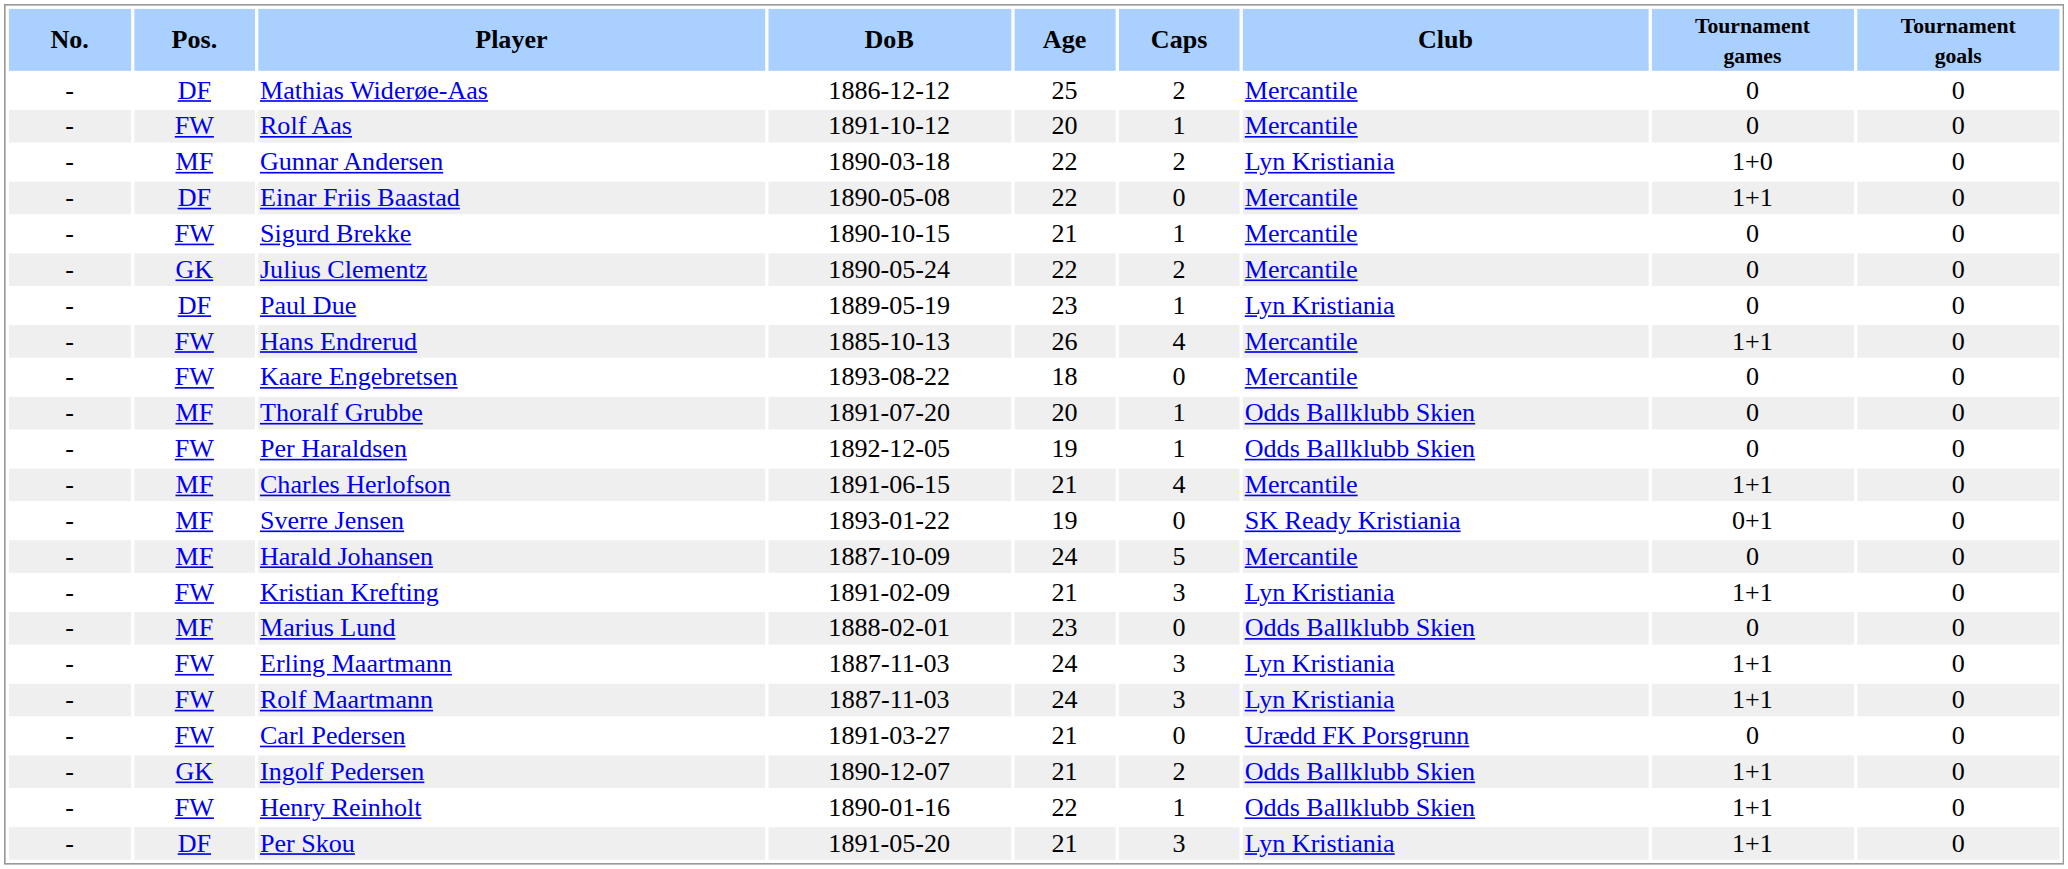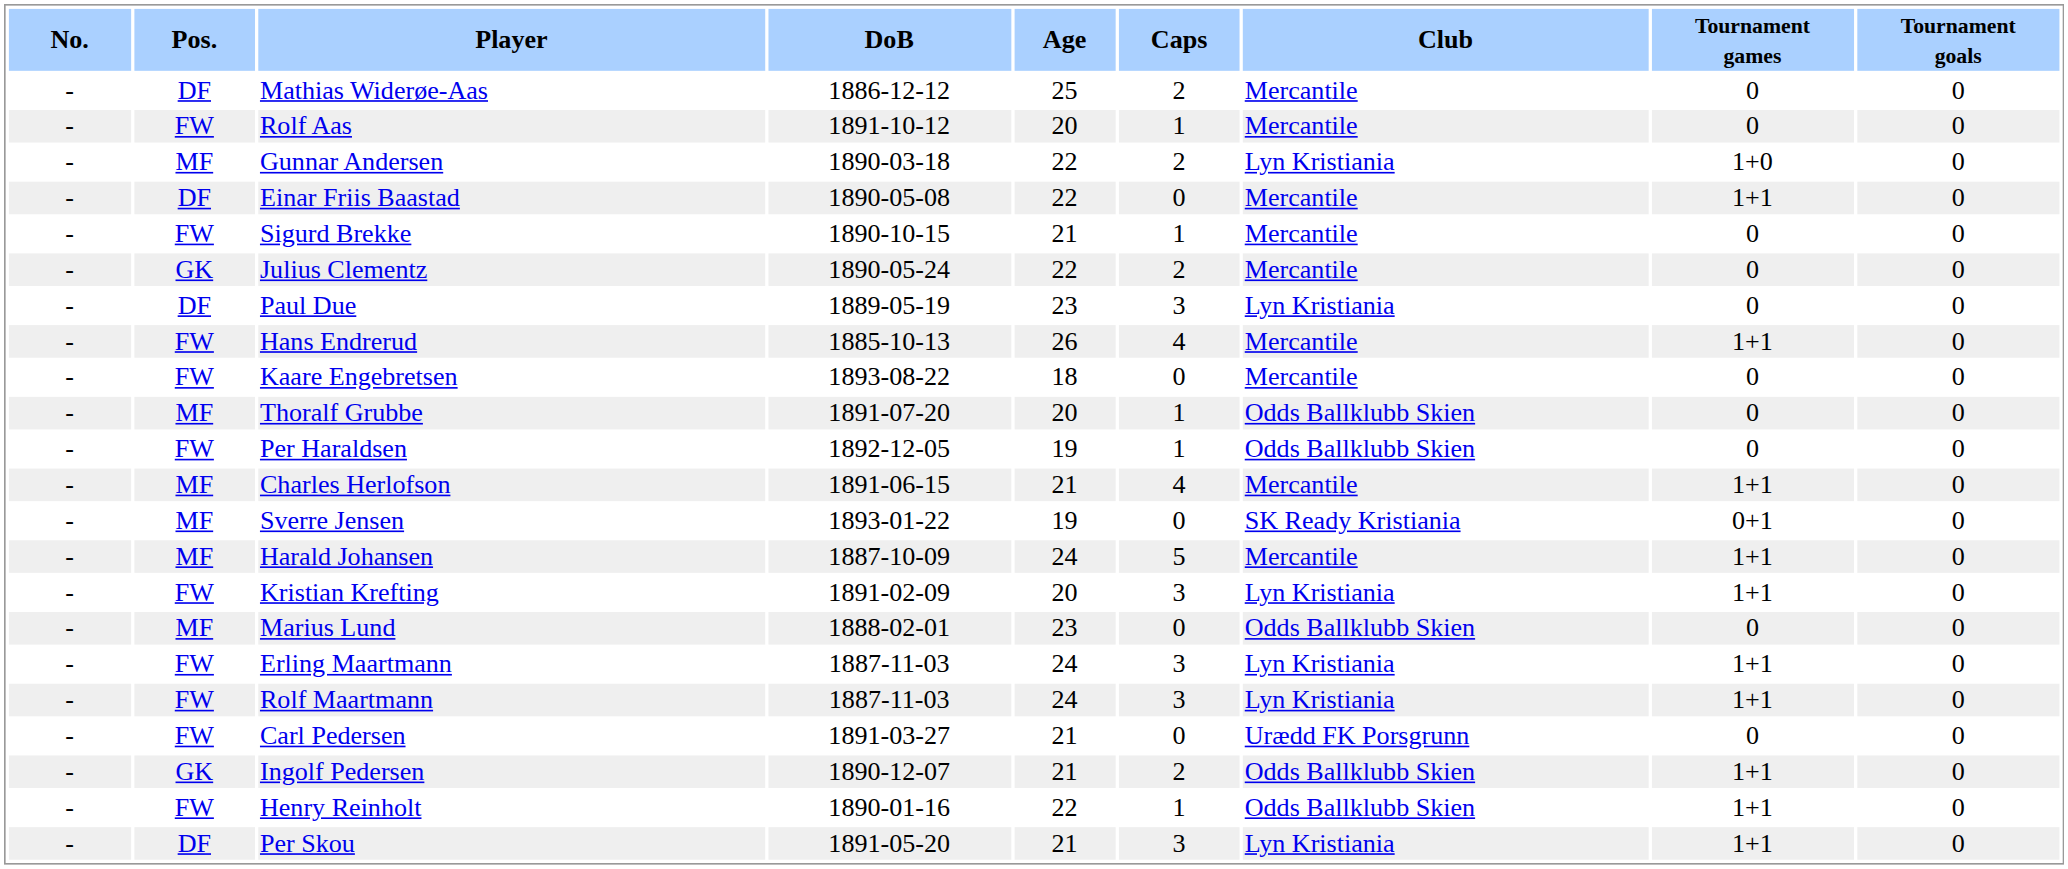(1179, 305) 1 -> (1179, 305) 3
(1752, 556) 0 -> (1752, 556) 1+1
(1065, 592) 21 -> (1065, 592) 20
